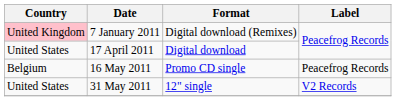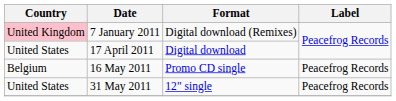(329, 86) V2 Records -> (345, 86) Peacefrog Records
